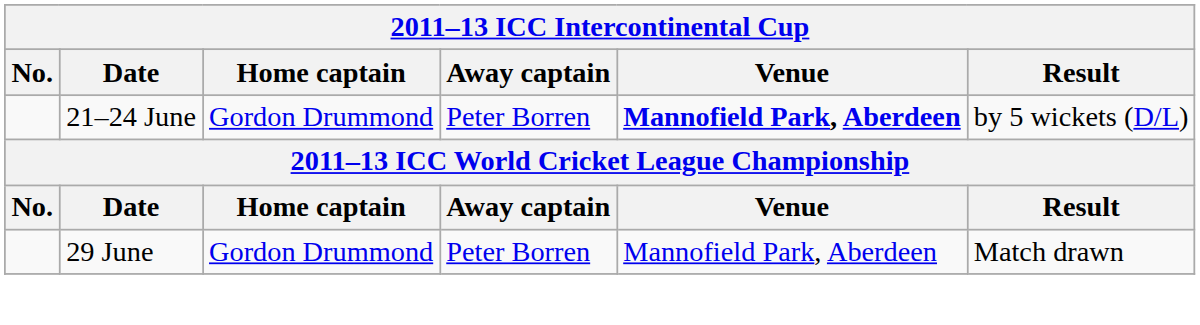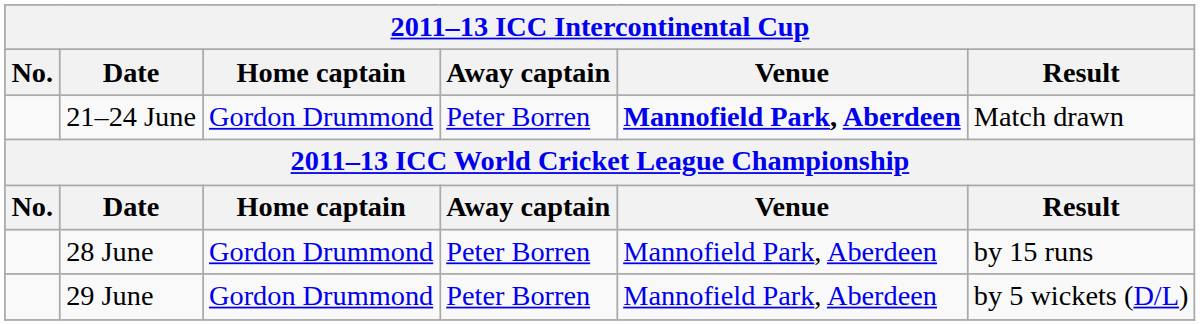(1081, 116) by 5 wickets (D/L) -> (1049, 116) Match drawn
+ row: (110, 251)
(1049, 251) Match drawn -> (1081, 296) by 5 wickets (D/L)
